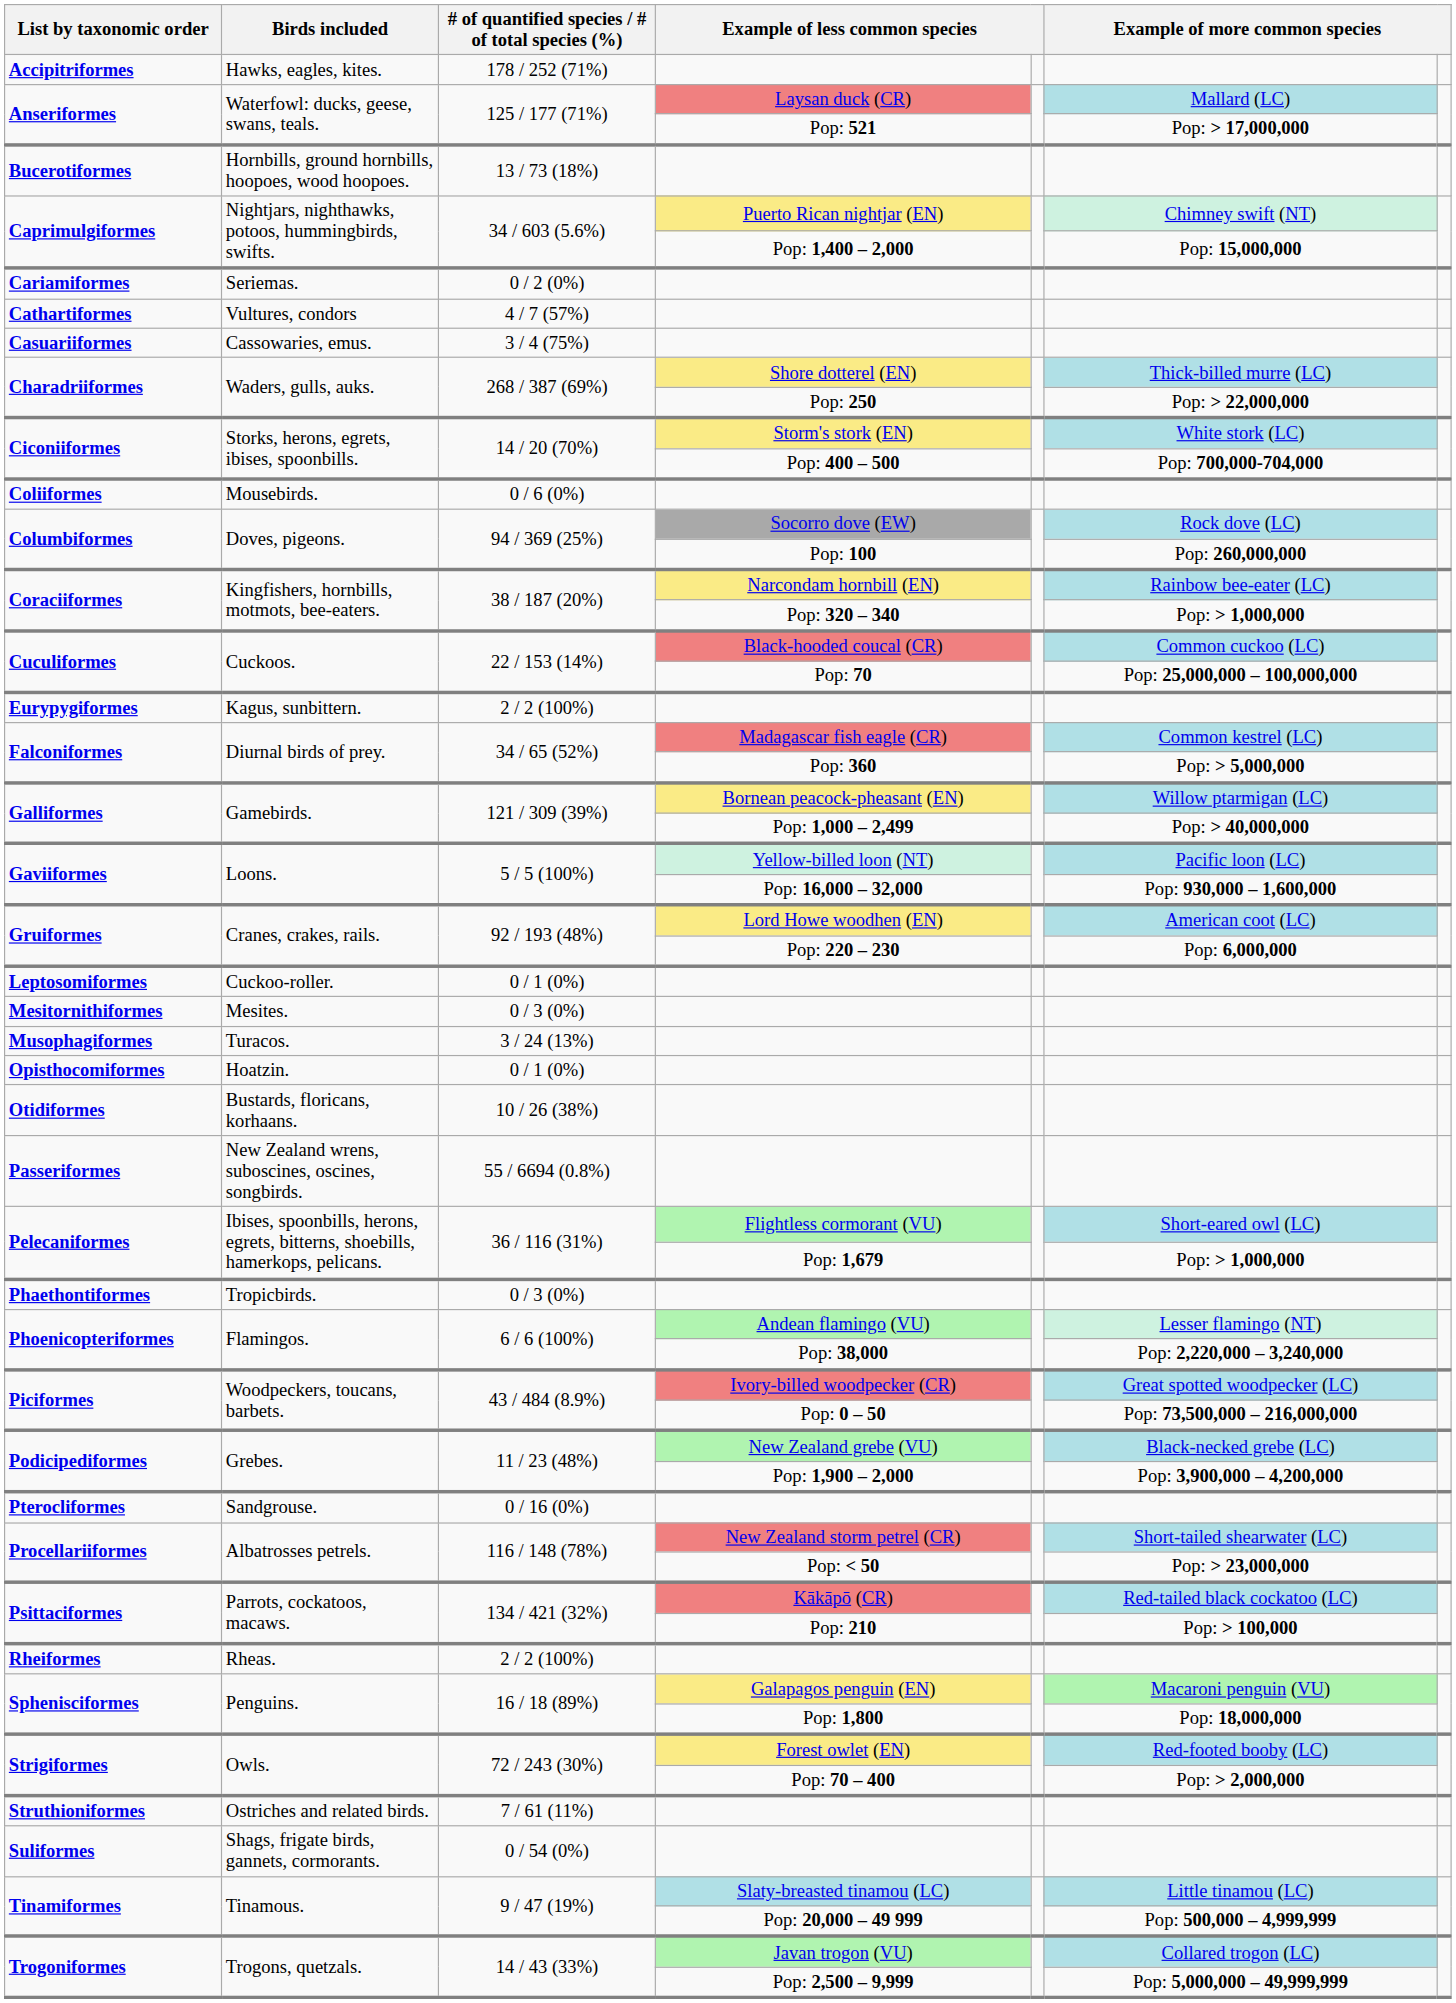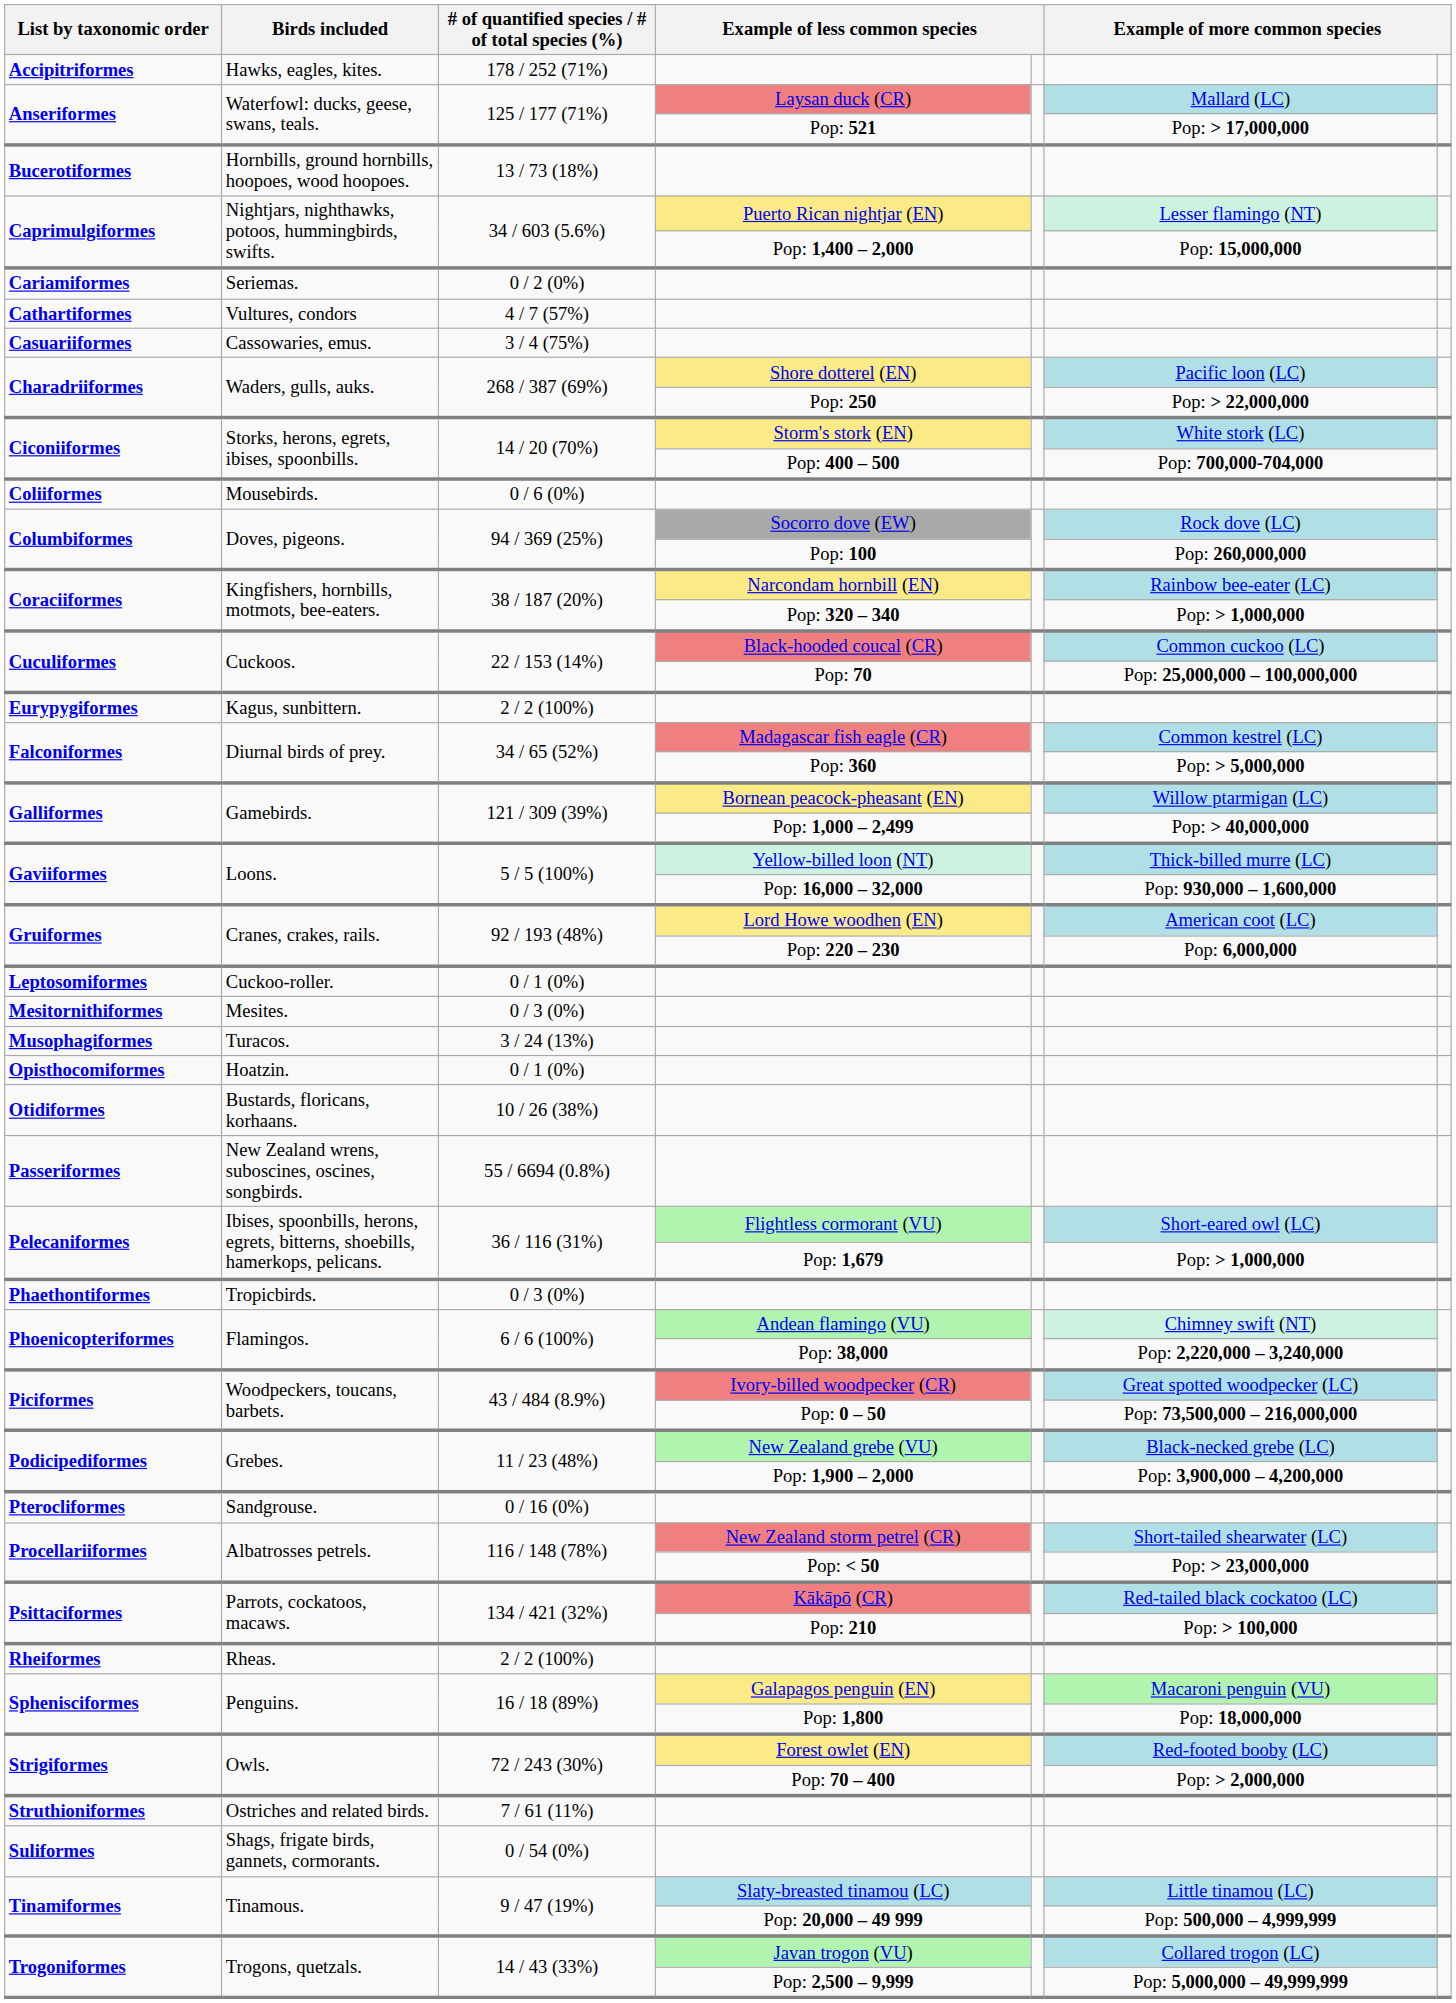(1240, 213) Chimney swift (NT) -> (1240, 213) Lesser flamingo (NT)
(1240, 372) Thick-billed murre (LC) -> (1240, 372) Pacific loon (LC)
(1240, 859) Pacific loon (LC) -> (1240, 859) Thick-billed murre (LC)
(1240, 1324) Lesser flamingo (NT) -> (1240, 1324) Chimney swift (NT)
